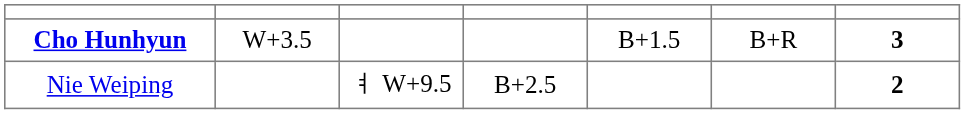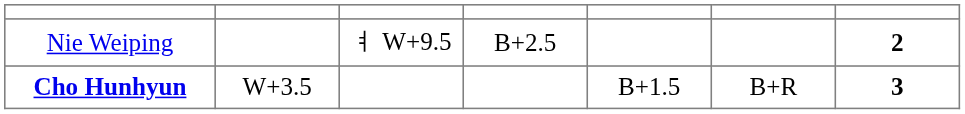rows swapped: (110, 39) <-> (110, 84)
